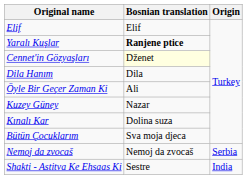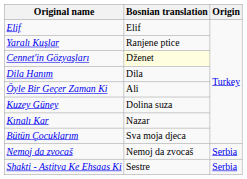(155, 43) bold -> (153, 43) normal
(138, 105) Nazar -> (149, 105) Dolina suza
(149, 120) Dolina suza -> (138, 120) Nazar
(222, 167) India -> (225, 167) Serbia
